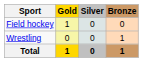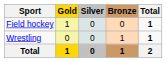+ column: (150, 11)
